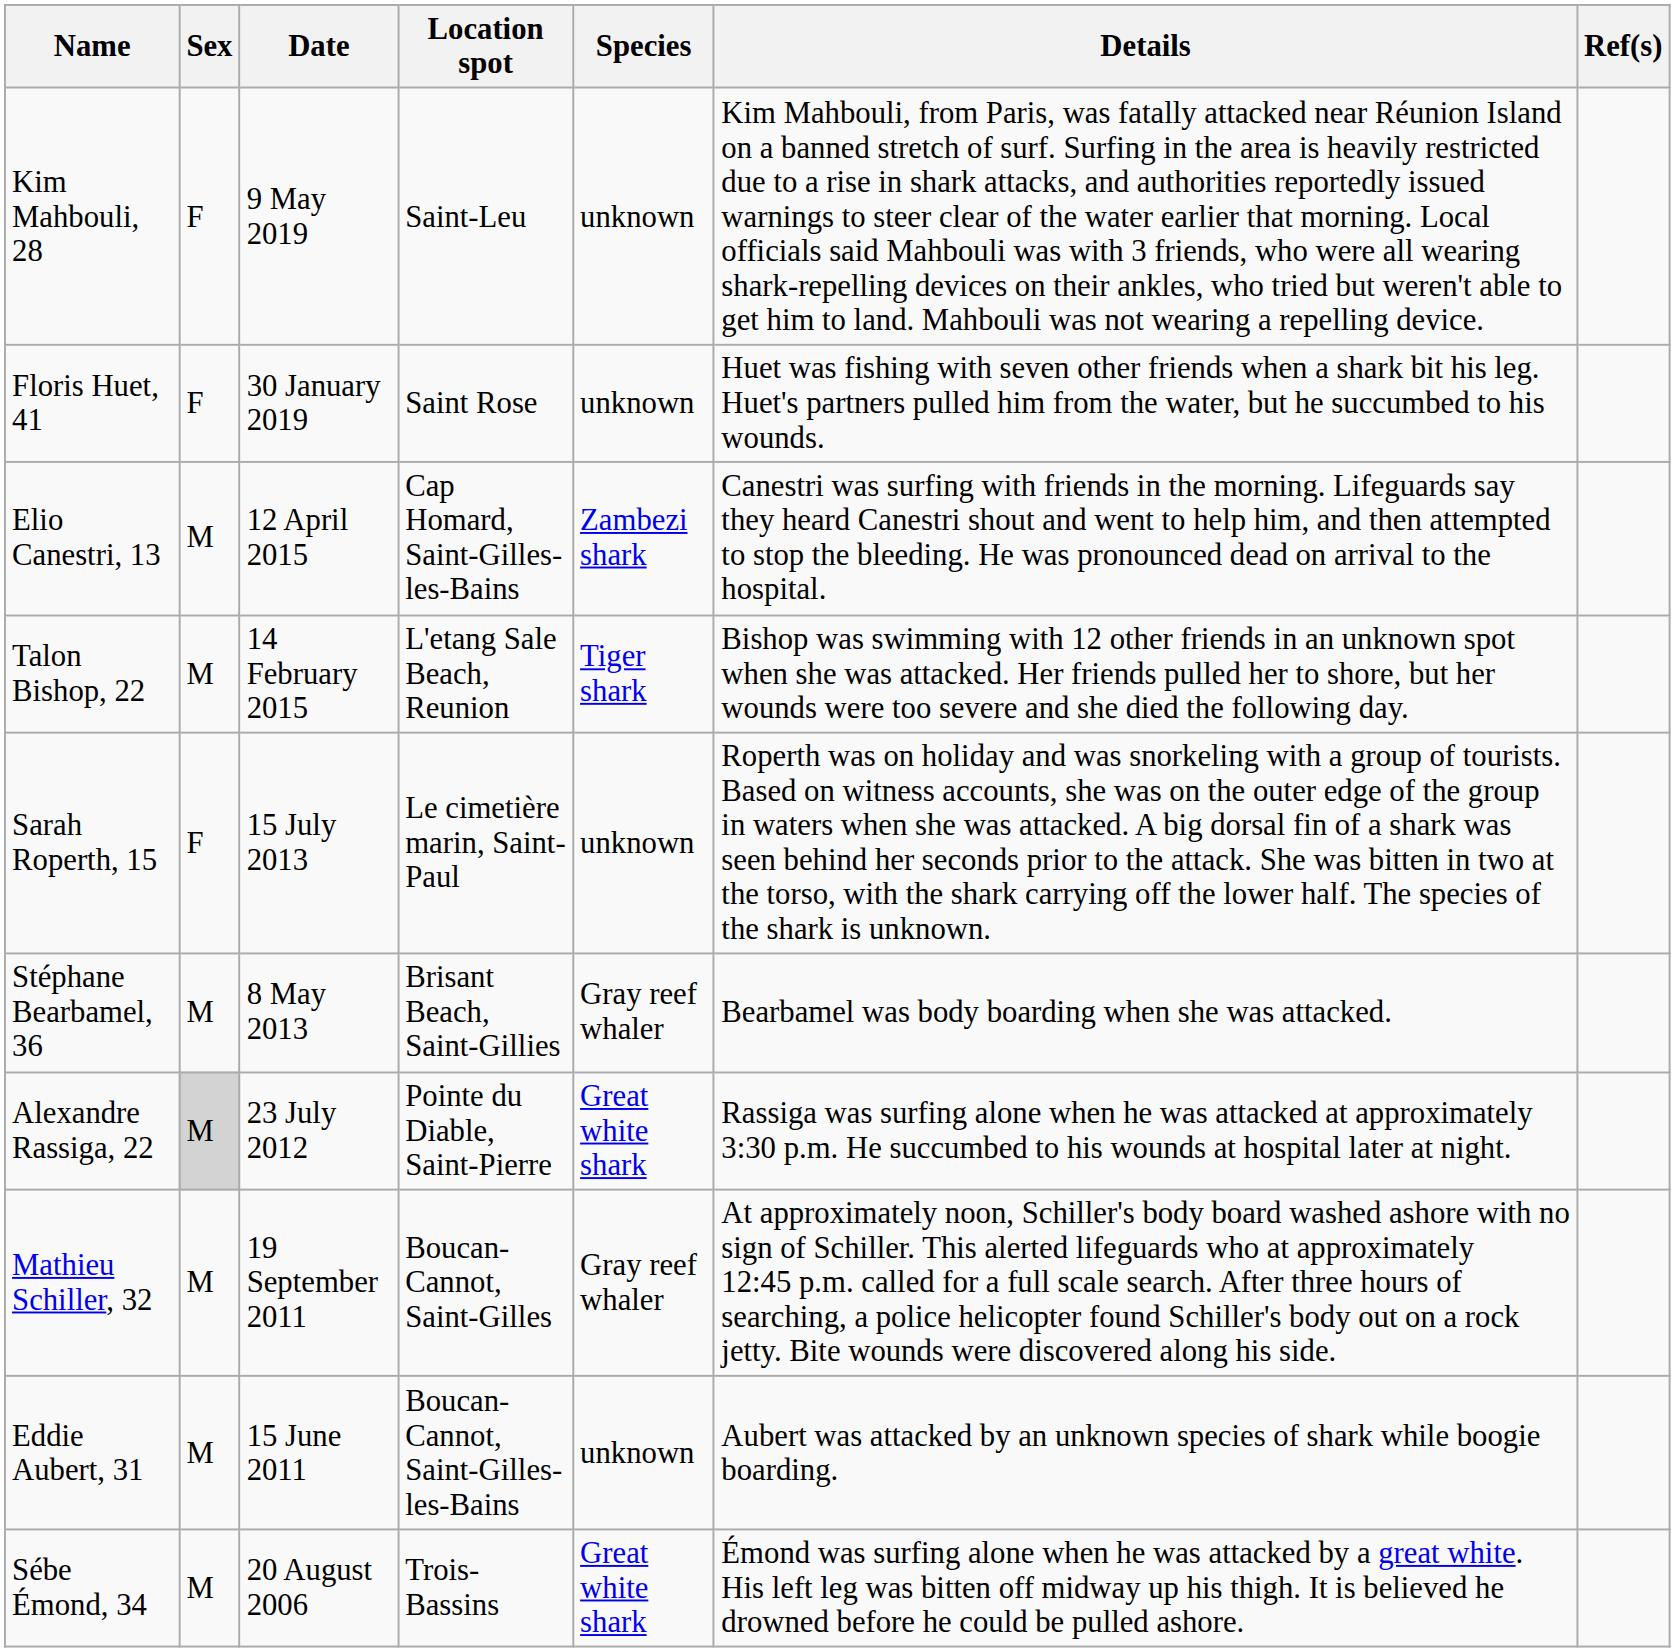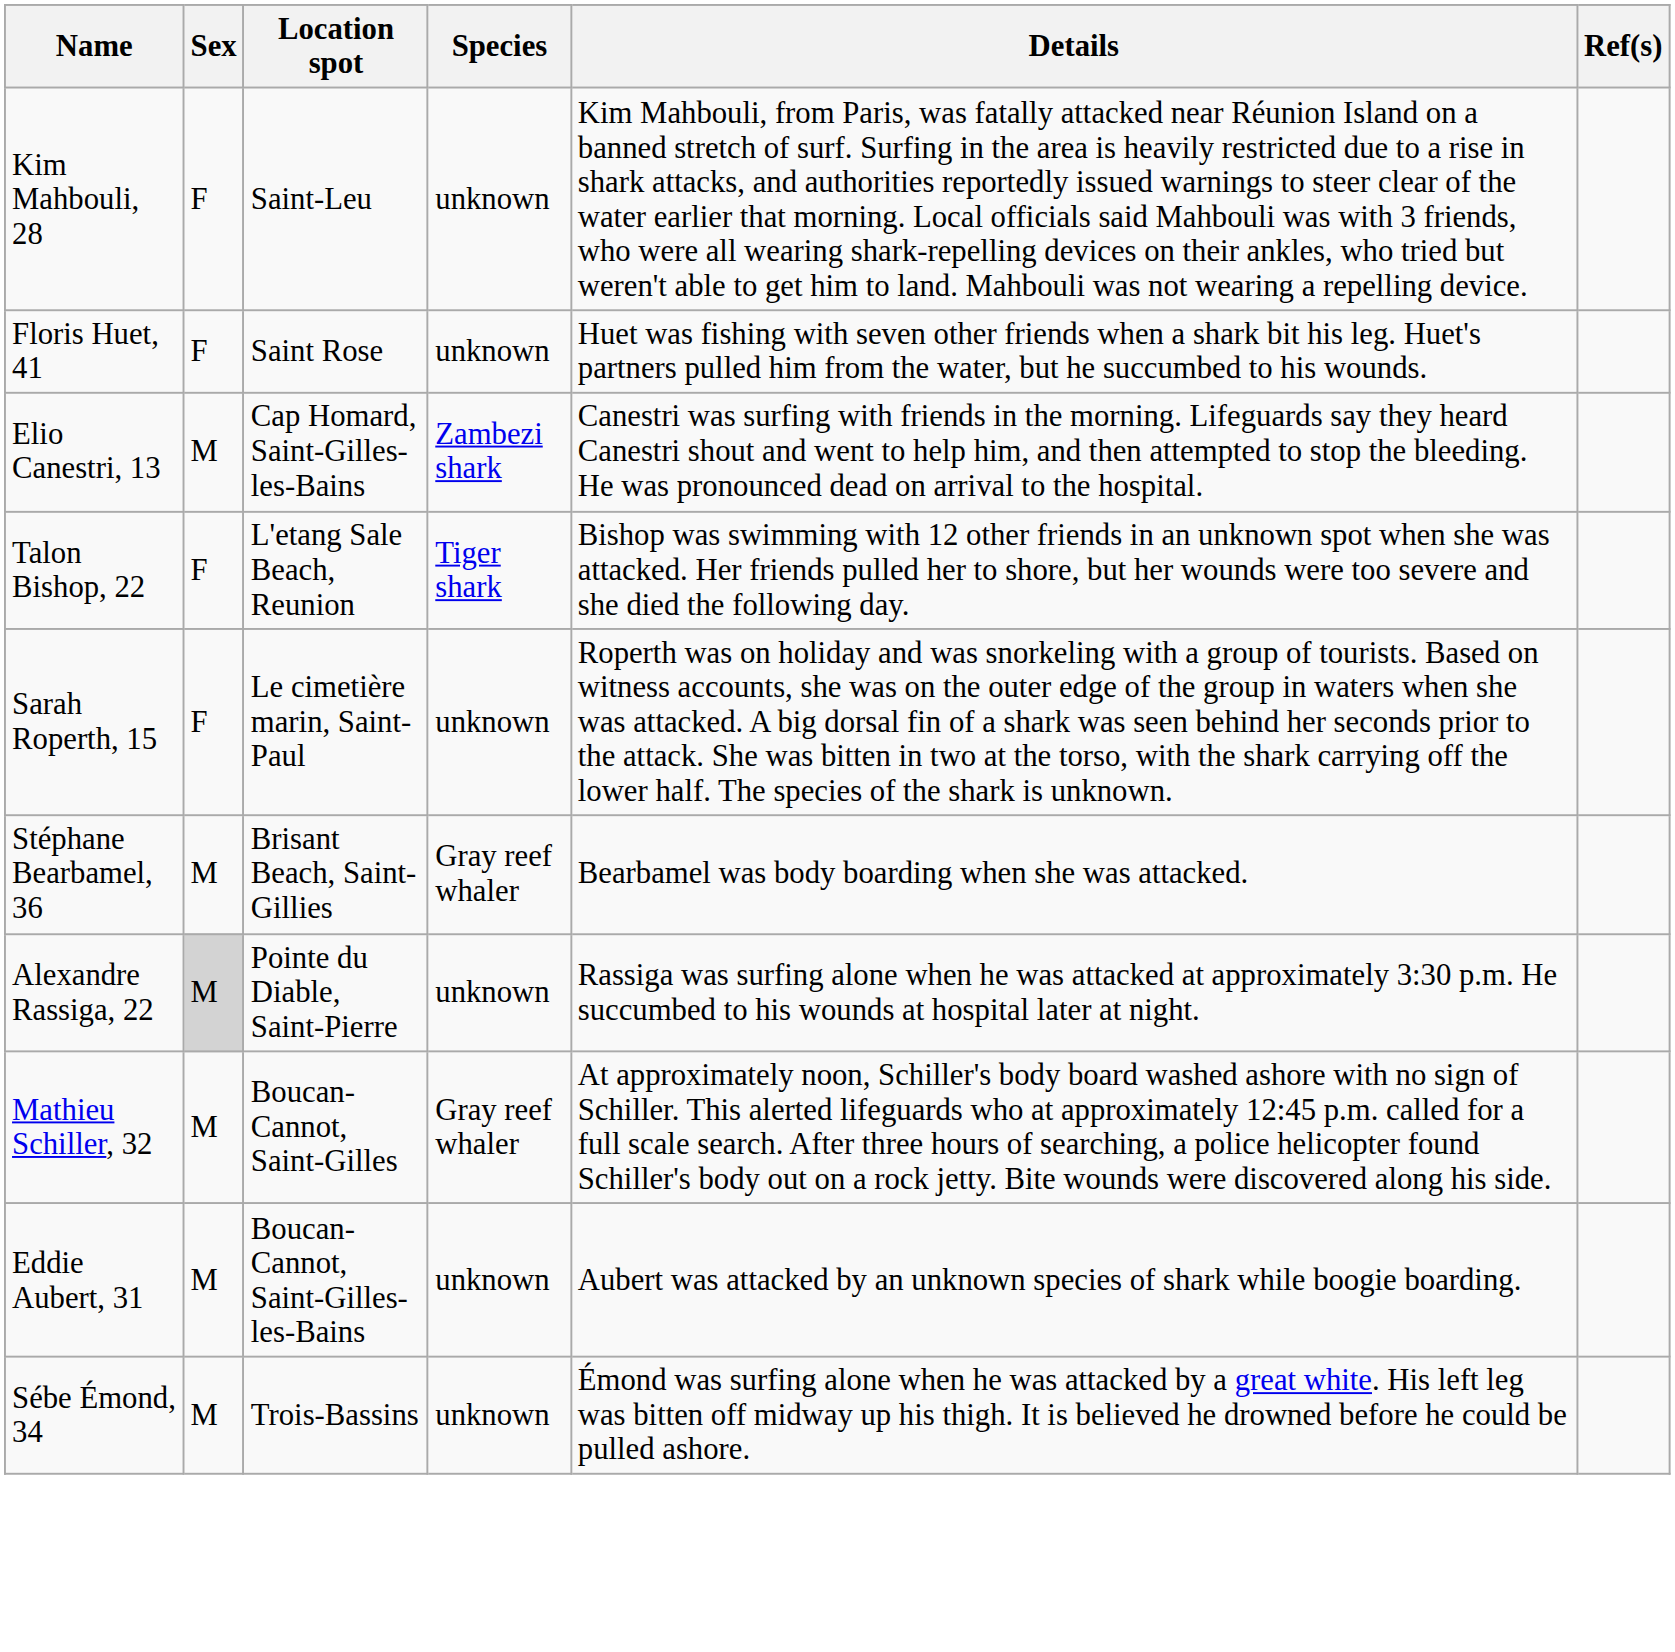- column: (319, 46)
(200, 673) M -> (199, 569) F
(614, 1130) Great white shark -> (492, 991) unknown
(614, 1587) Great white shark -> (492, 1414) unknown
